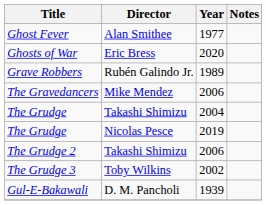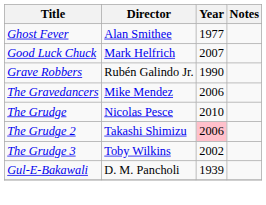- row: (42, 53)
+ row: (52, 53)
(212, 72) 1989 -> (212, 72) 1990
- row: (37, 111)
(212, 131) 2019 -> (212, 111) 2010
(212, 151) no background -> (212, 131) pink background
